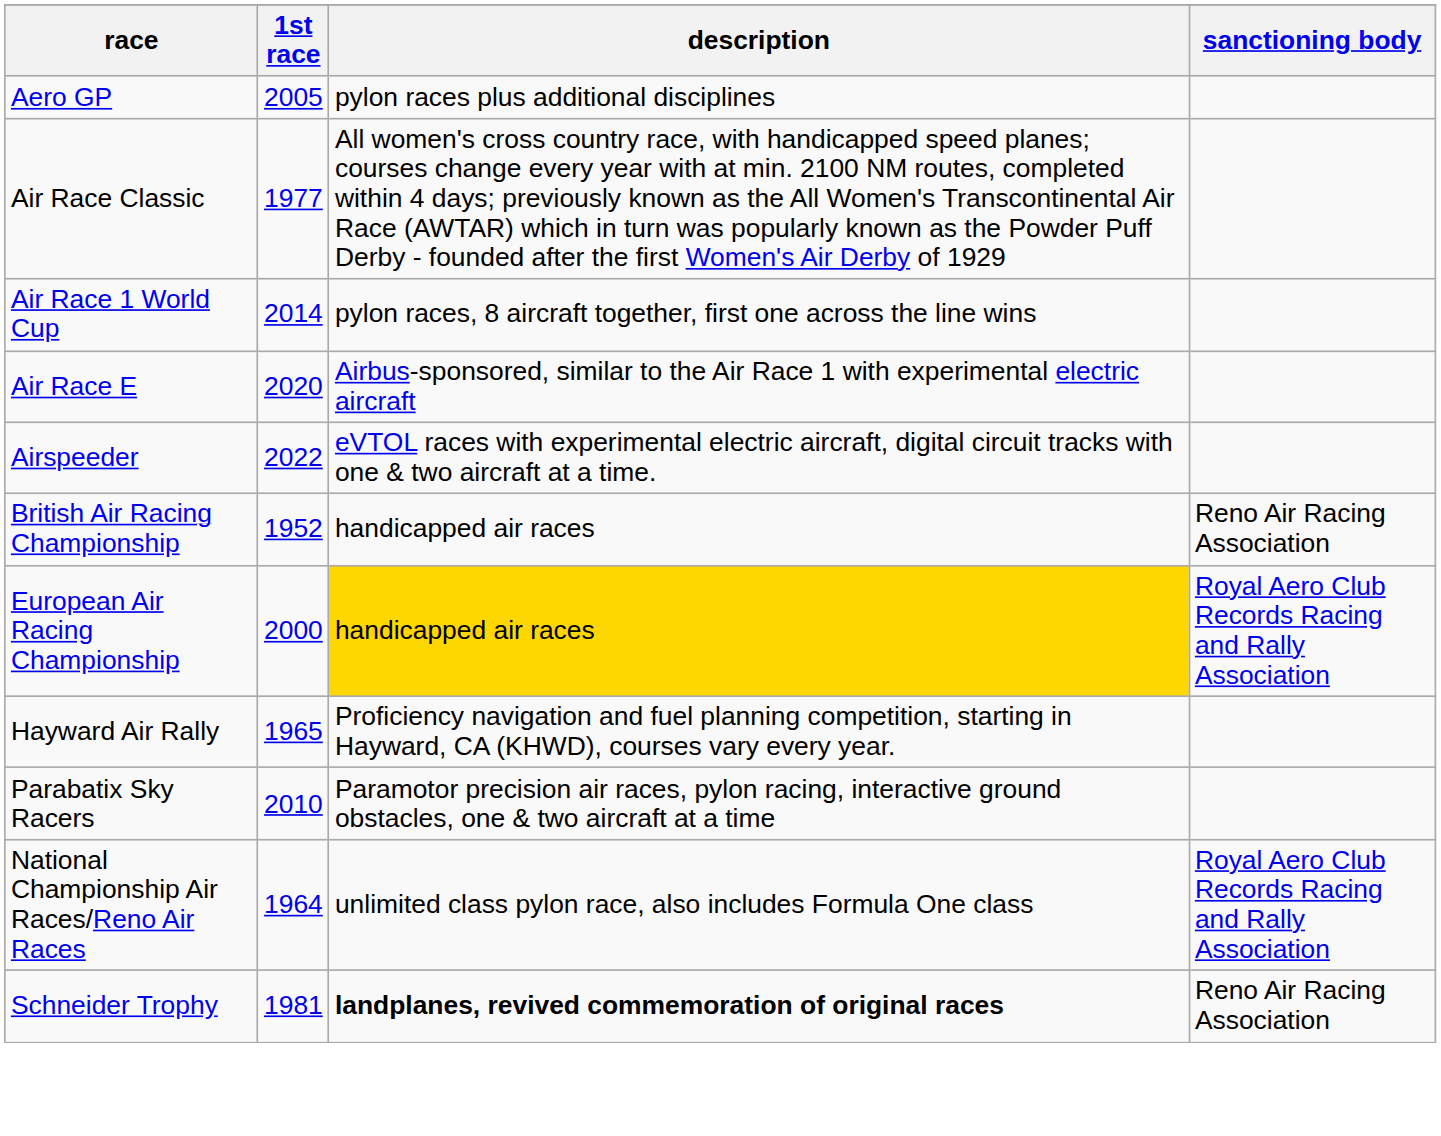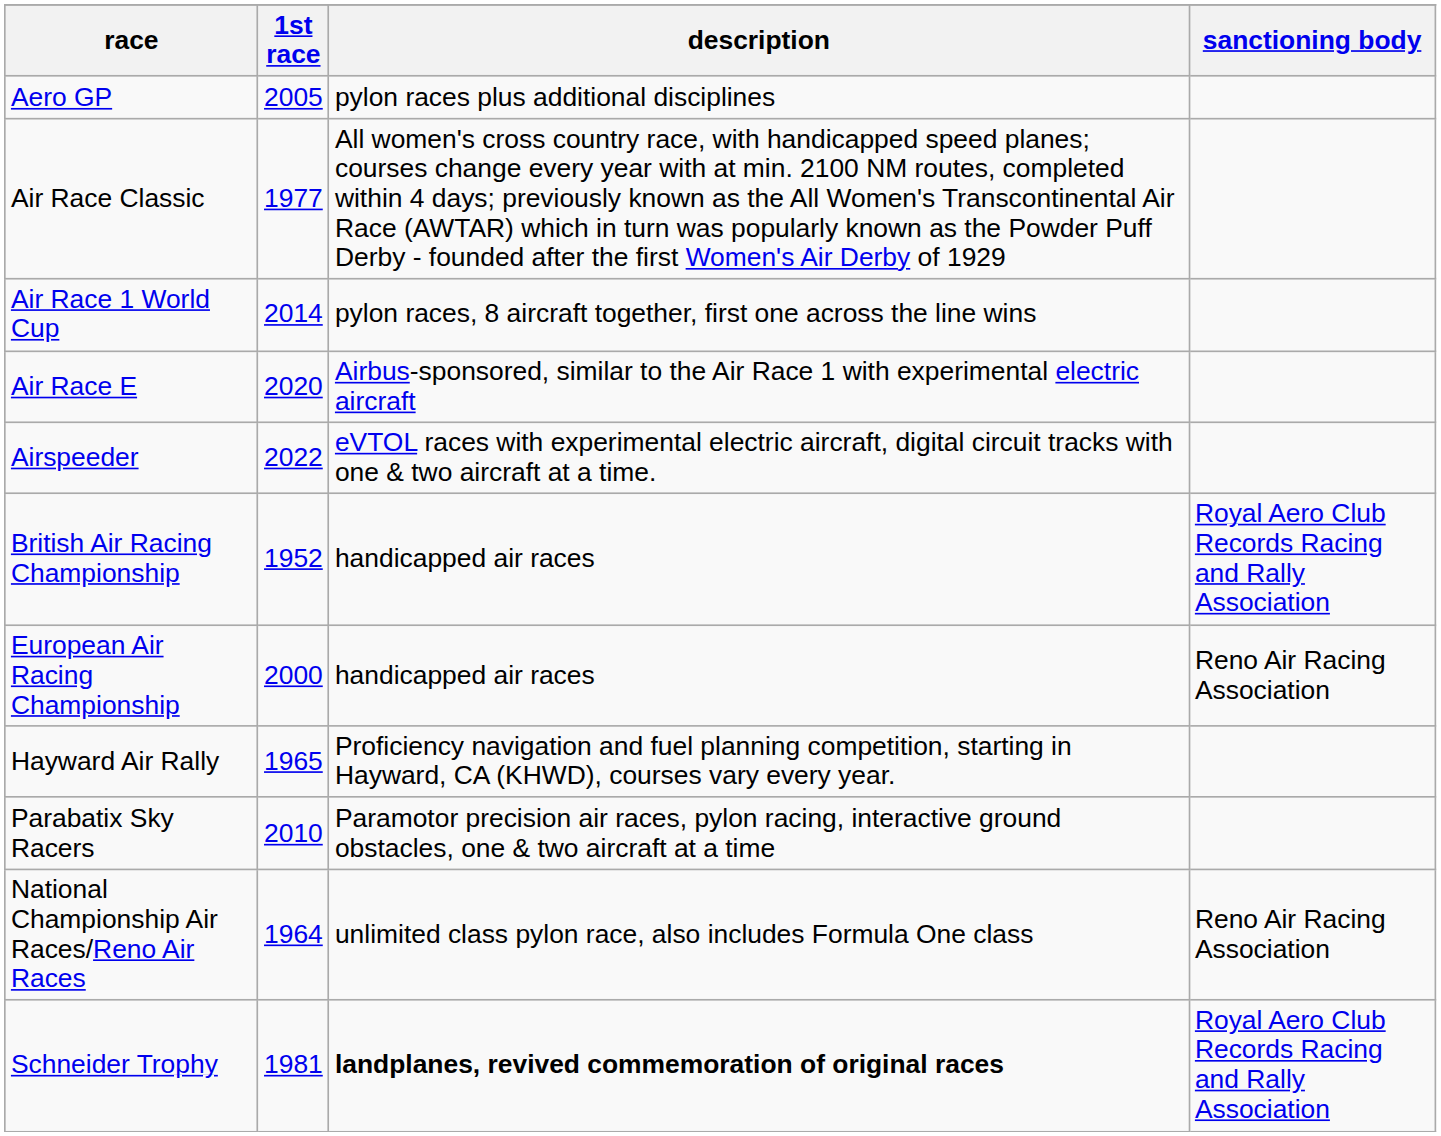(1290, 529) Reno Air Racing Association -> (1290, 558) Royal Aero Club Records Racing and Rally Association
(465, 630) gold background -> (465, 674) no background
(1290, 630) Royal Aero Club Records Racing and Rally Association -> (1290, 674) Reno Air Racing Association
(1290, 904) Royal Aero Club Records Racing and Rally Association -> (1290, 934) Reno Air Racing Association
(1290, 1005) Reno Air Racing Association -> (1290, 1065) Royal Aero Club Records Racing and Rally Association
